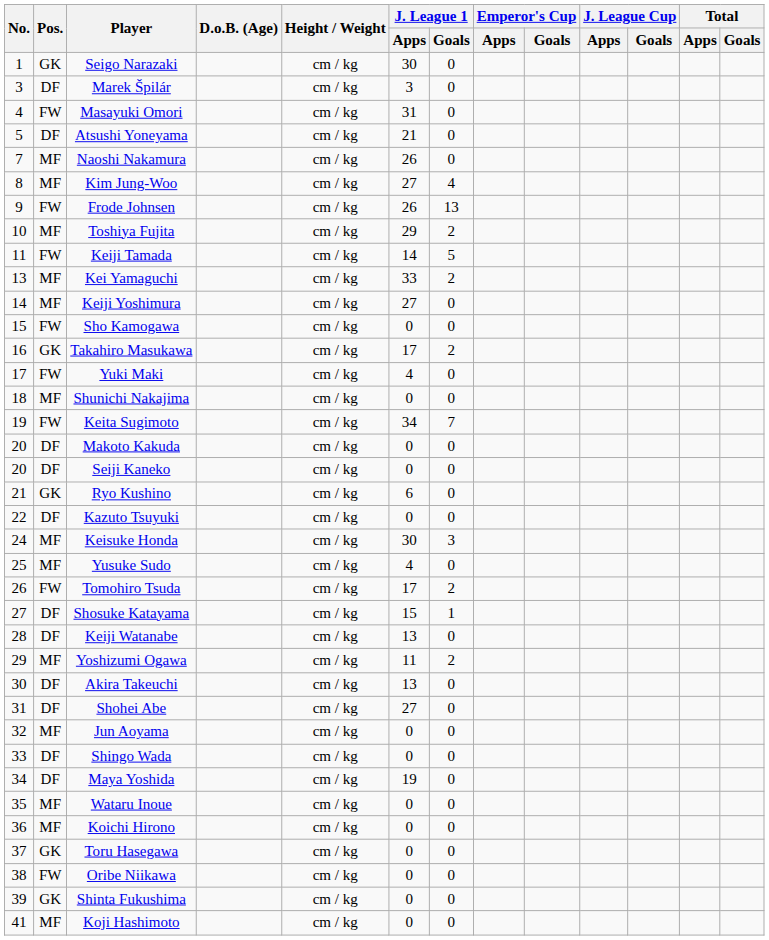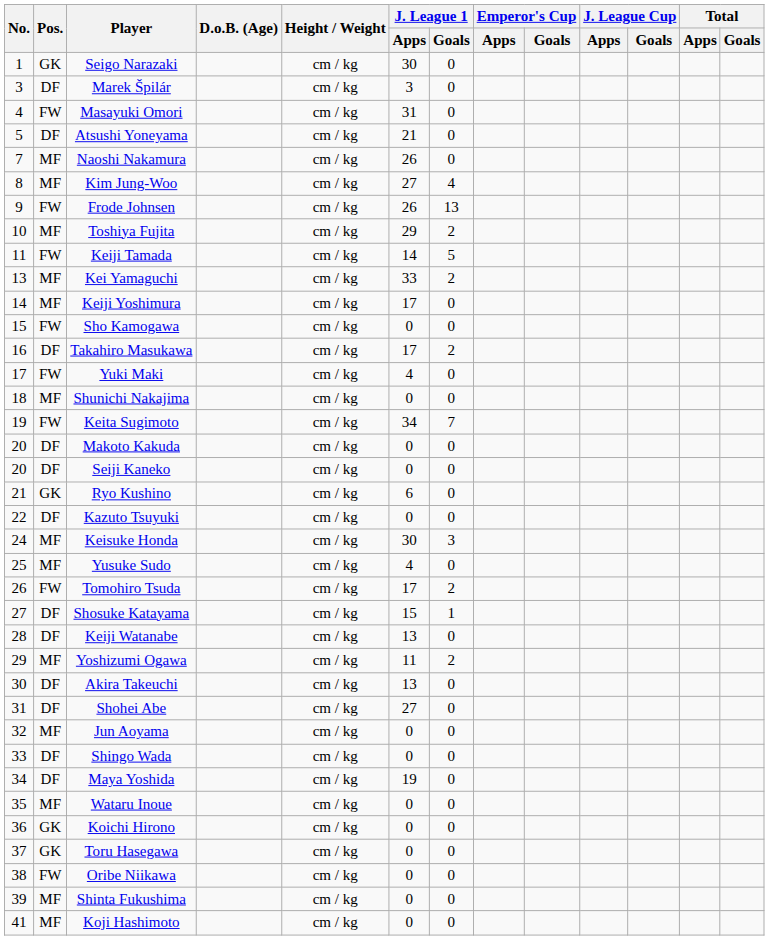(409, 302) 27 -> (409, 302) 17
(50, 350) GK -> (50, 350) DF
(50, 827) MF -> (50, 827) GK
(50, 898) GK -> (50, 898) MF
